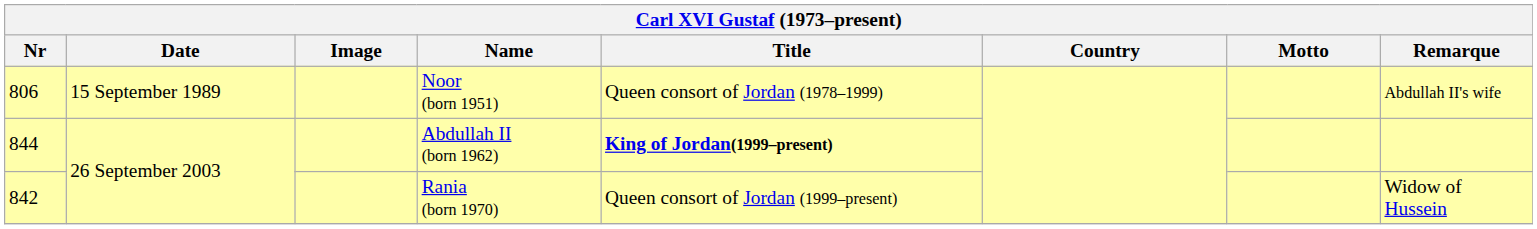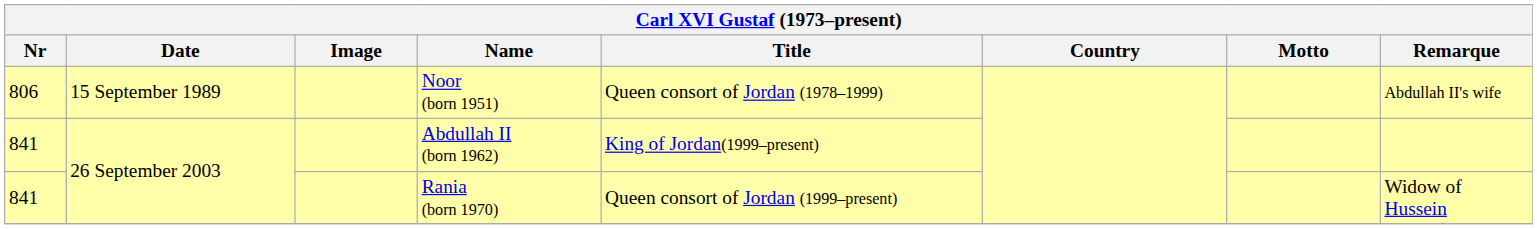(24, 144) 844 -> (24, 144) 841
(719, 144) bold -> (712, 144) normal
(24, 197) 842 -> (24, 197) 841
